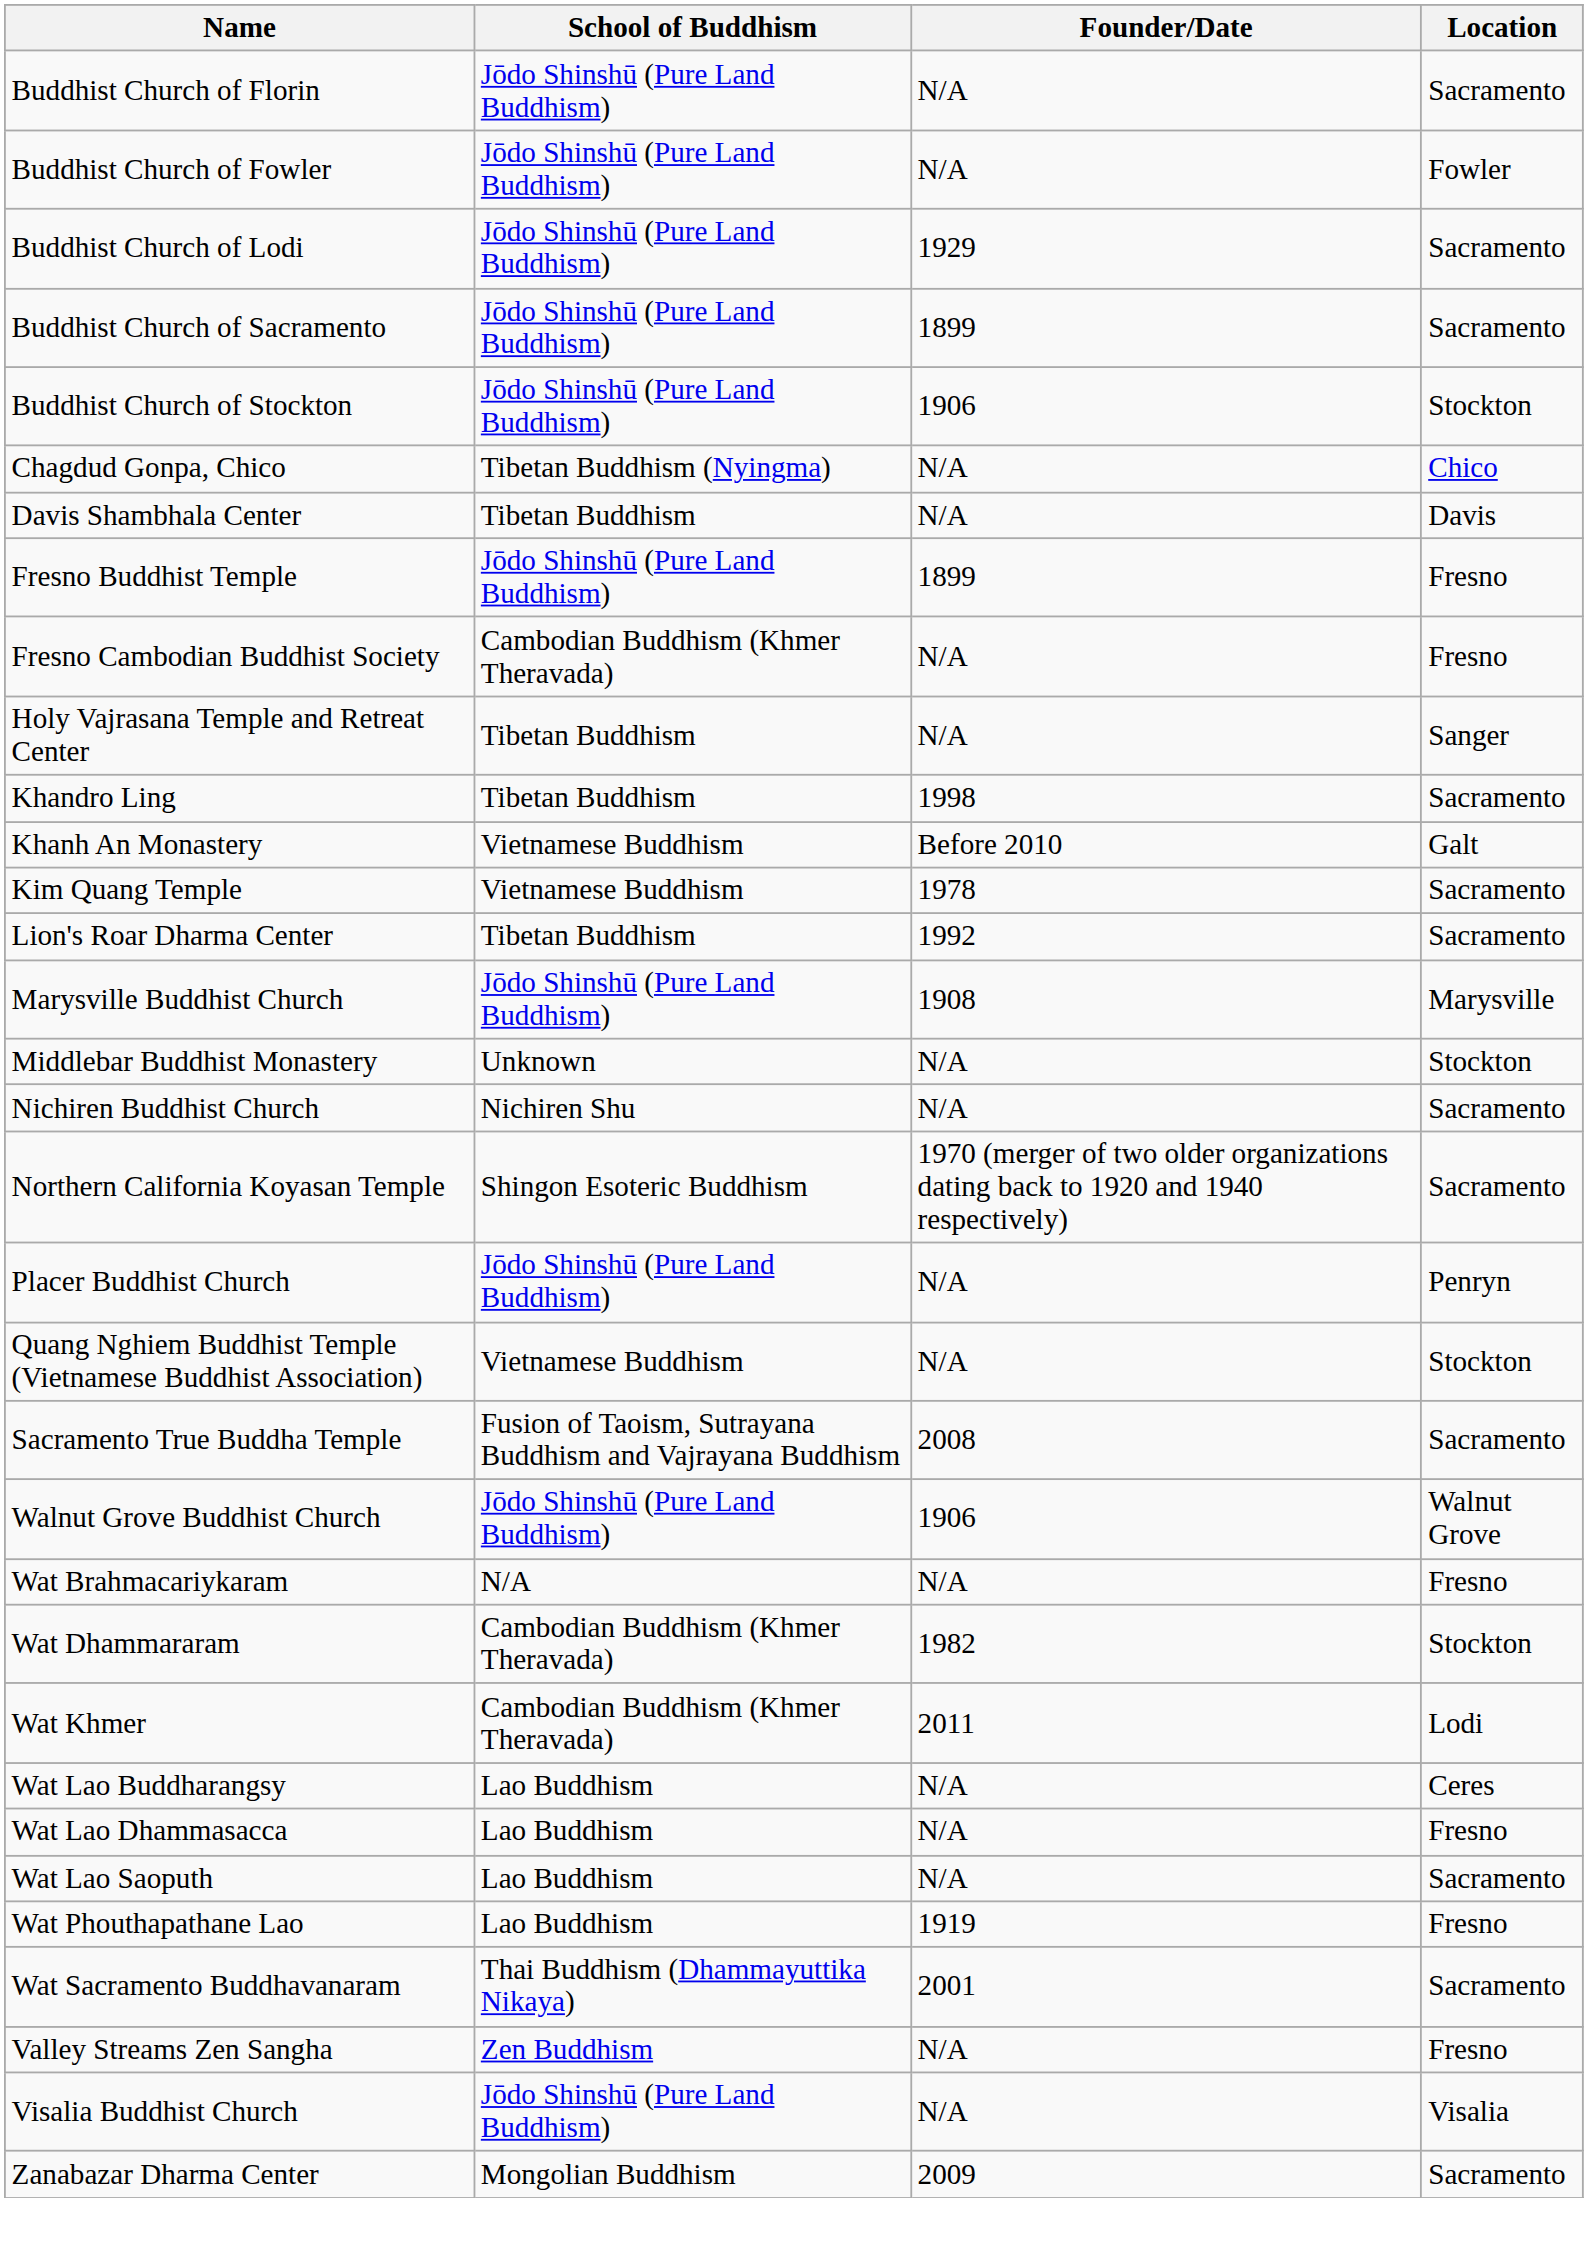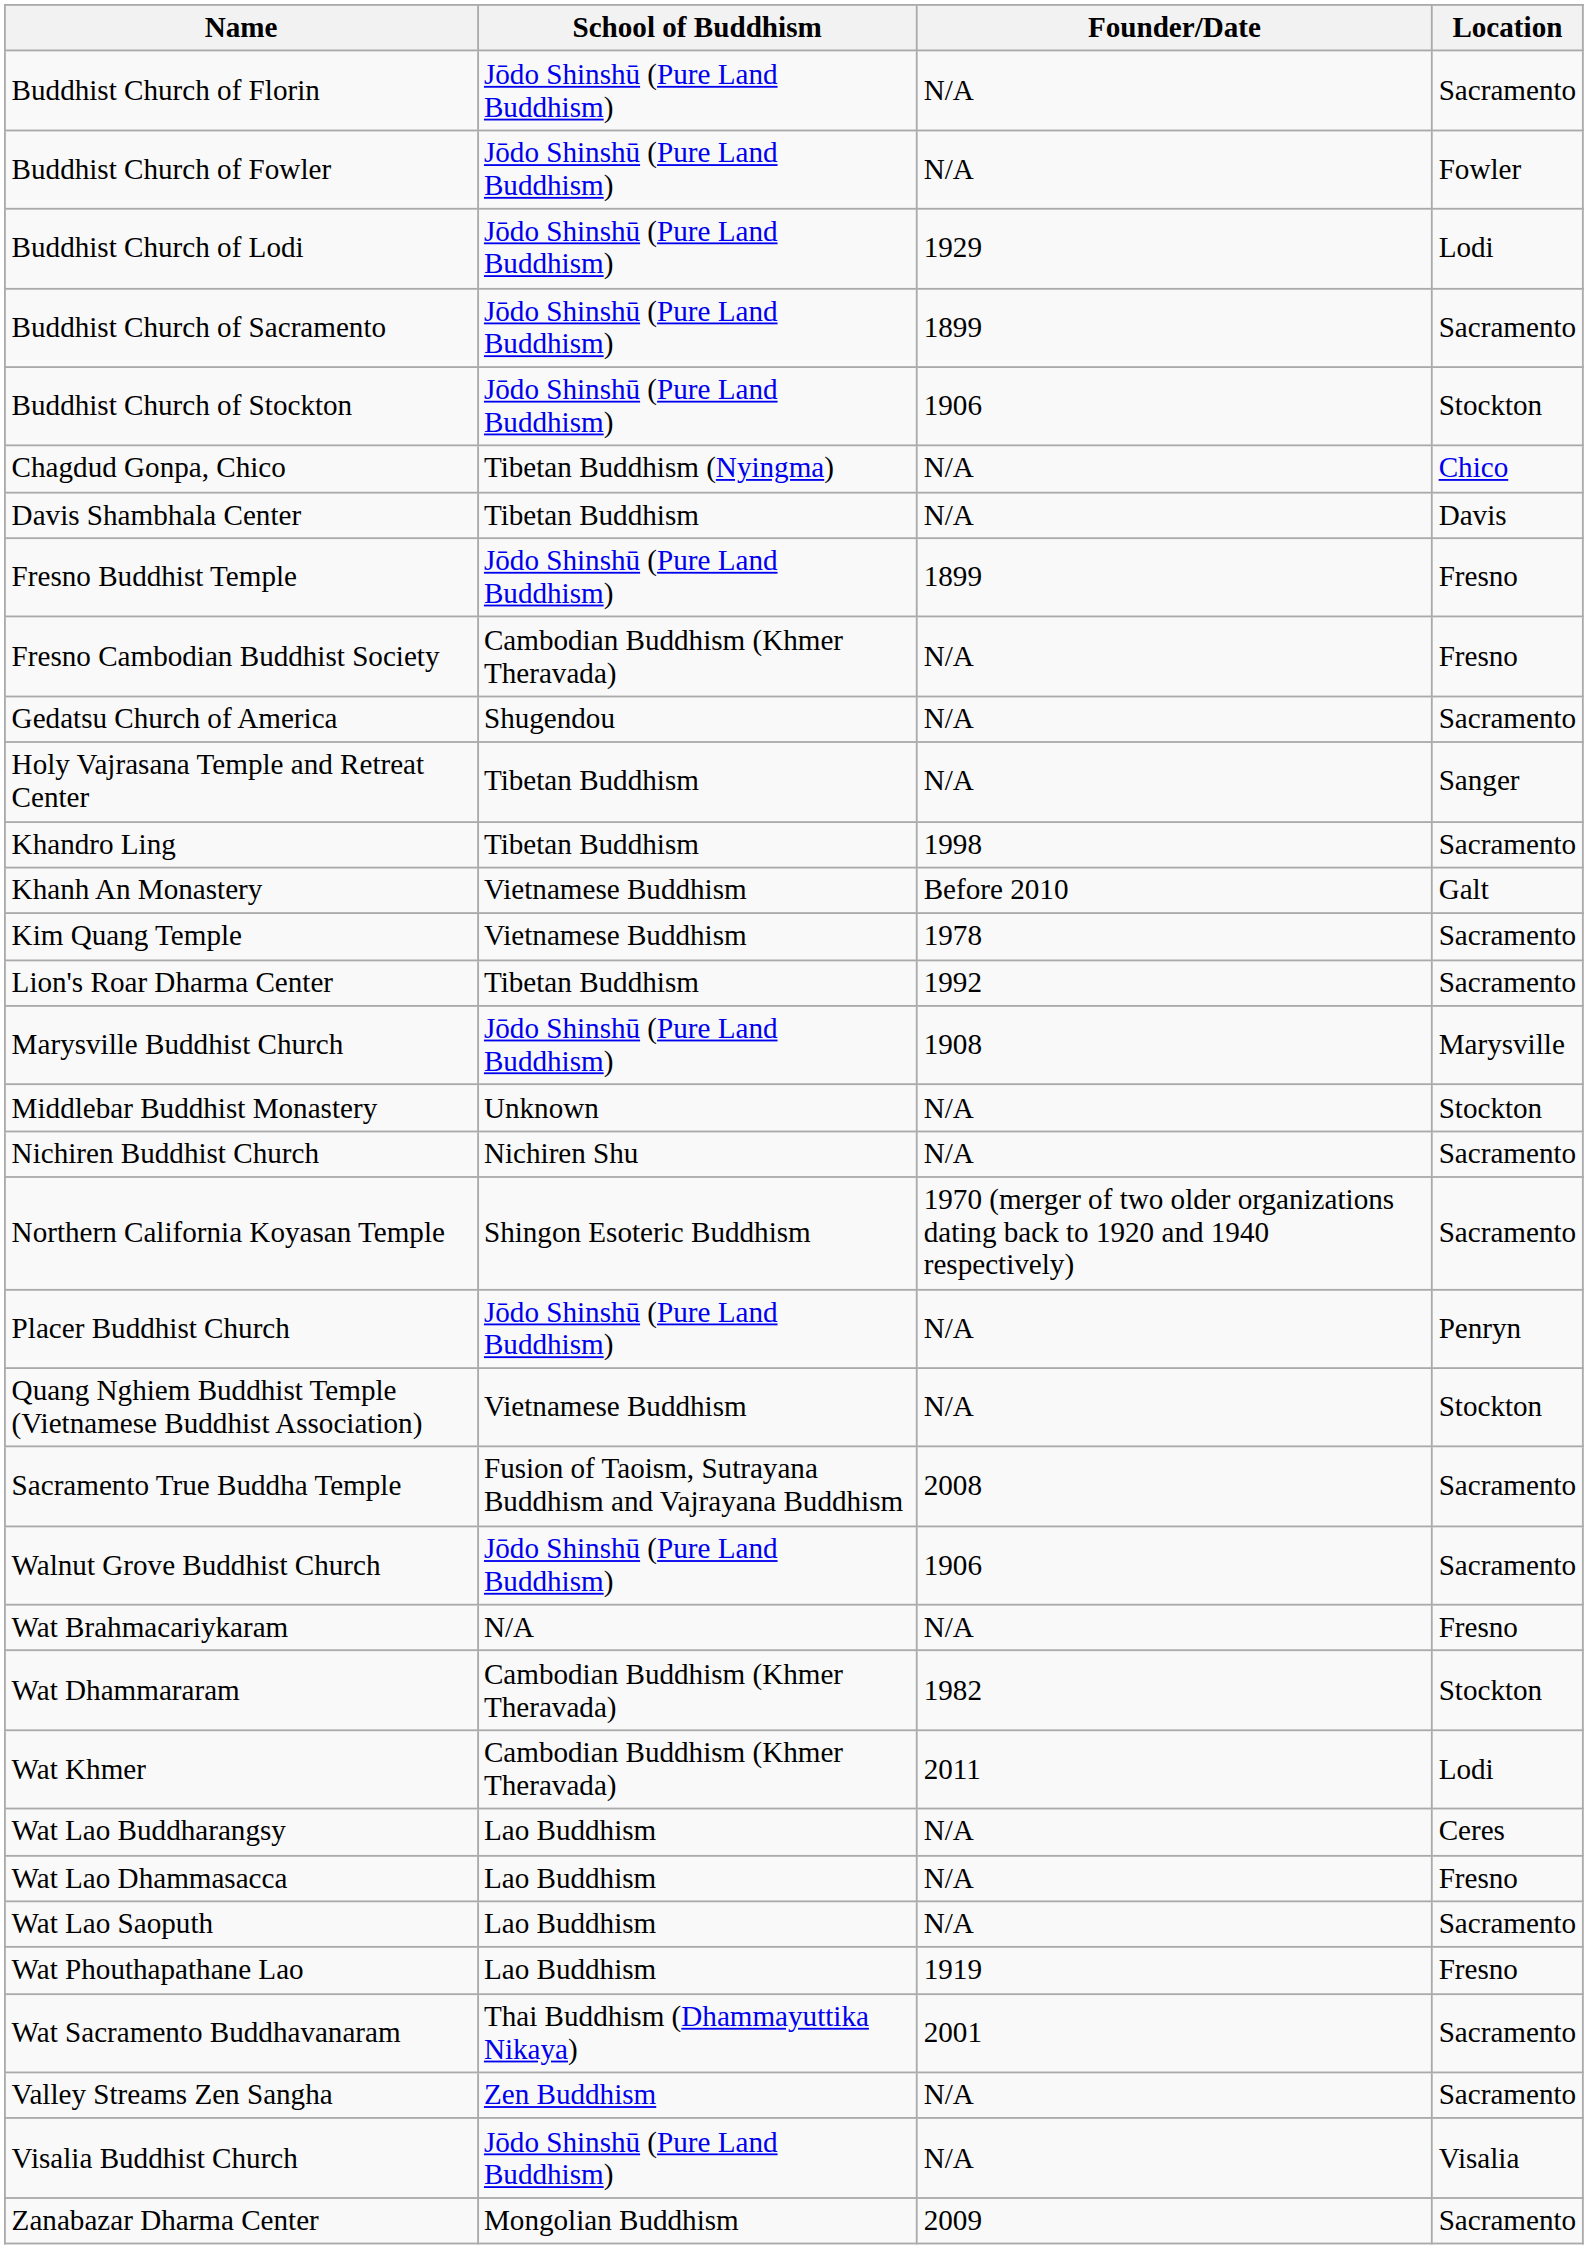(1497, 248) Sacramento -> (1466, 248) Lodi
+ row: (175, 718)
(1470, 1518) Walnut Grove -> (1507, 1564) Sacramento
(1468, 2048) Fresno -> (1507, 2095) Sacramento
